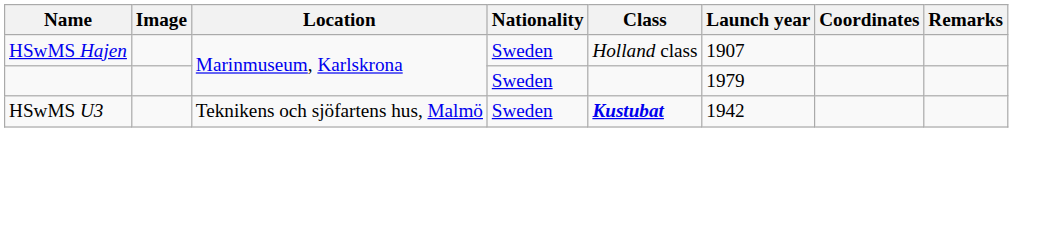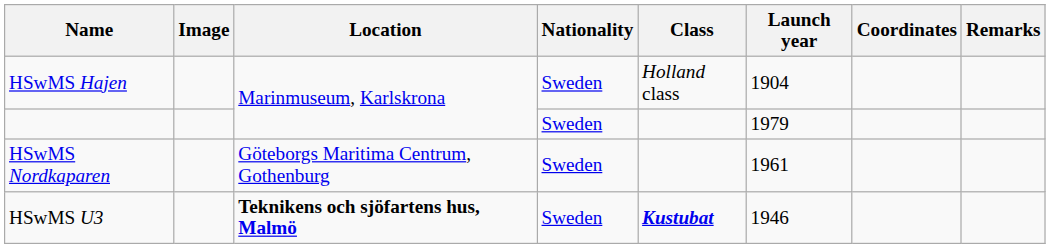(726, 50) 1907 -> (770, 82) 1904
+ row: (60, 165)
(339, 111) normal -> (359, 217) bold
(726, 111) 1942 -> (770, 217) 1946
